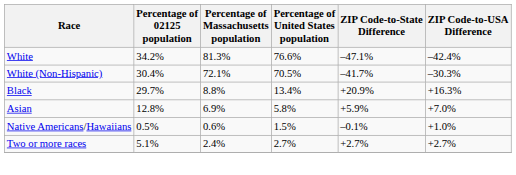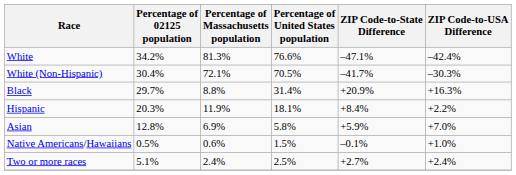(287, 91) 13.4% -> (287, 91) 31.4%
+ row: (26, 109)
(285, 144) 2.7% -> (285, 161) 2.5%
(442, 144) +2.7% -> (442, 161) +2.4%
